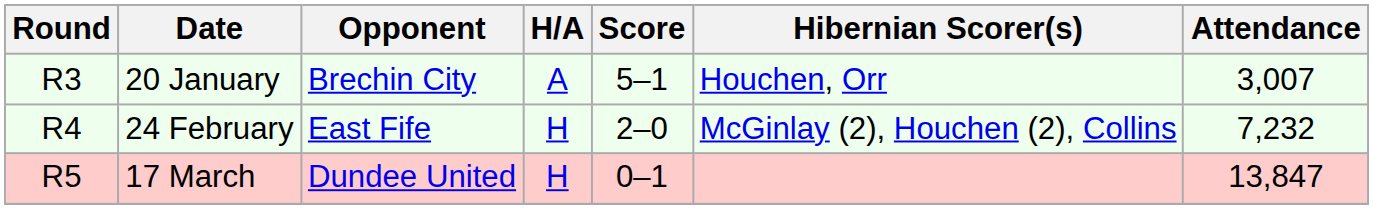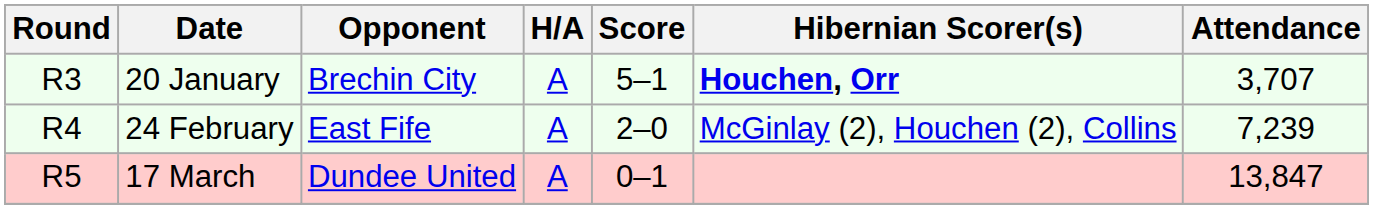(793, 78) normal -> (799, 78) bold
(1276, 78) 3,007 -> (1276, 78) 3,707
(557, 128) H -> (557, 128) A
(1276, 128) 7,232 -> (1276, 128) 7,239
(557, 177) H -> (557, 177) A
